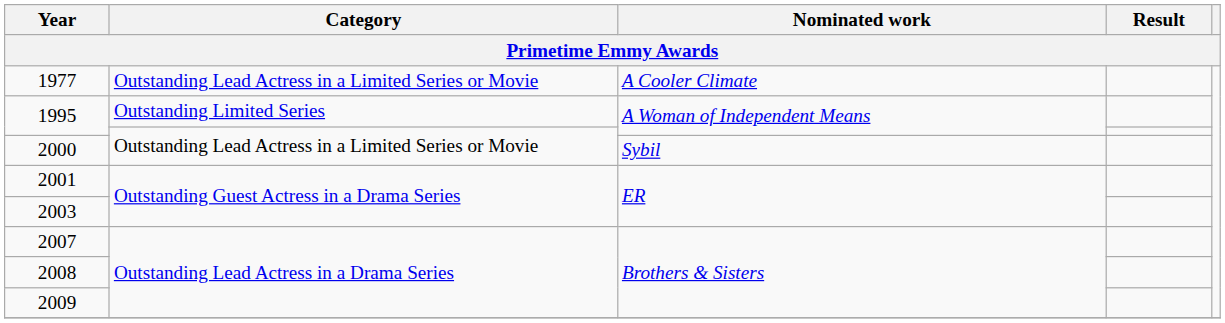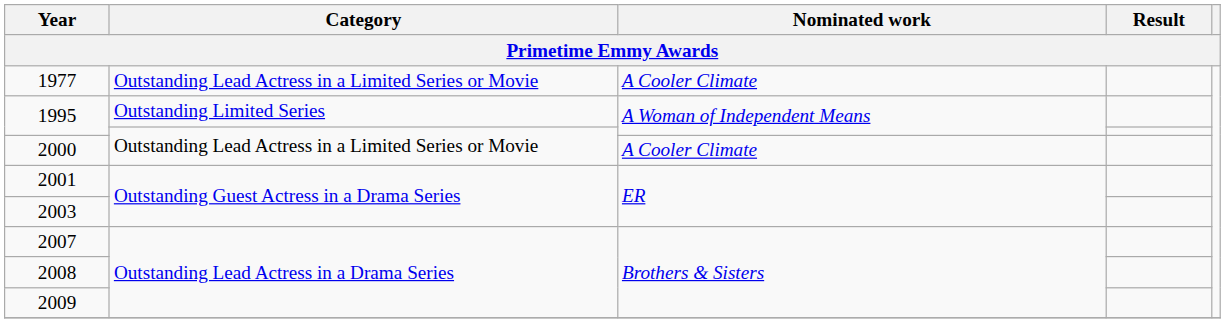(641, 150) Sybil -> (689, 150) A Cooler Climate
